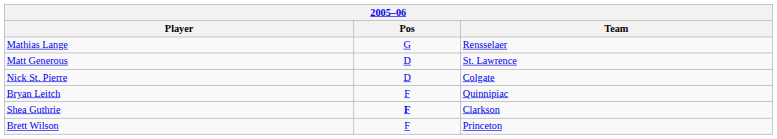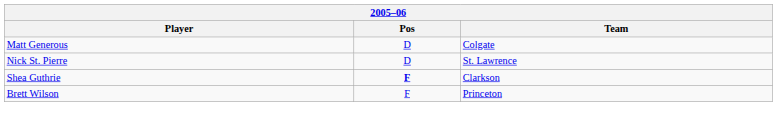- row: (37, 45)
(490, 61) St. Lawrence -> (479, 45) Colgate
(479, 77) Colgate -> (490, 61) St. Lawrence
- row: (34, 93)
